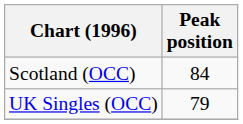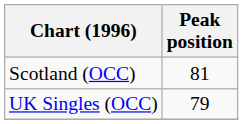(200, 72) 84 -> (200, 72) 81
